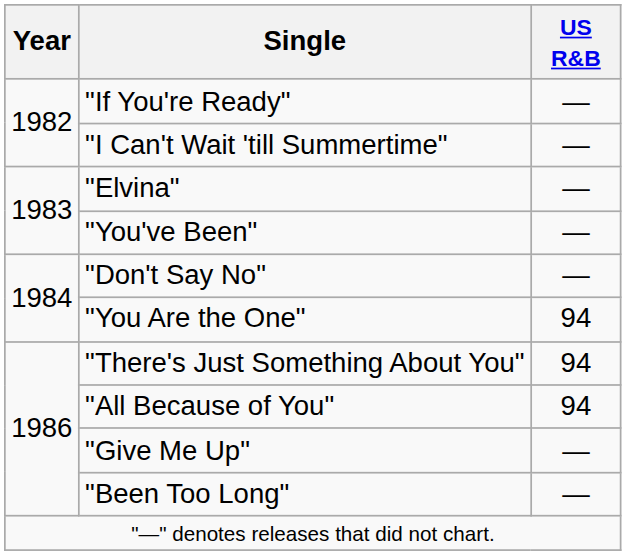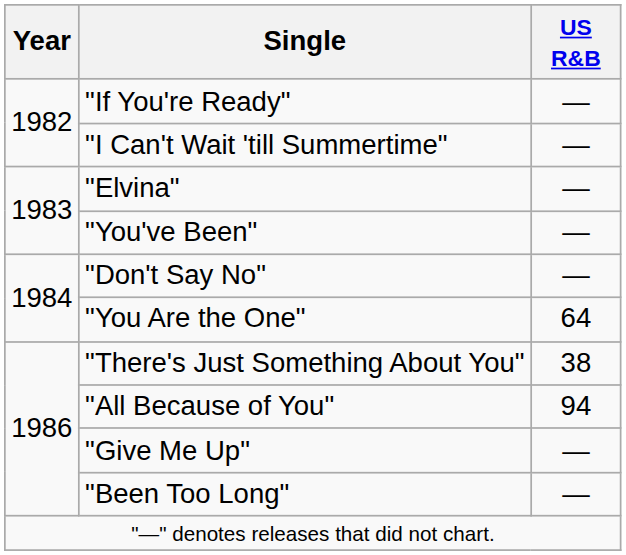(576, 319) 94 -> (576, 319) 64
(576, 362) 94 -> (576, 362) 38
